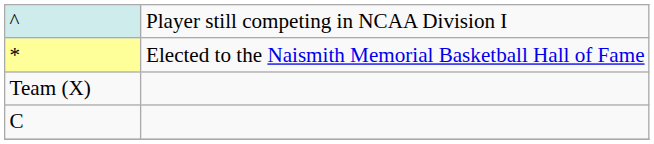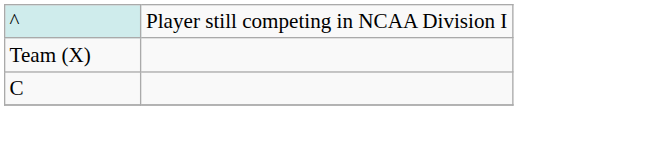- row: (15, 54)
